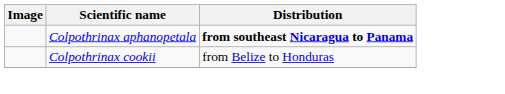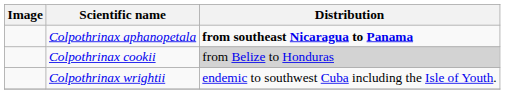(268, 57) no background -> (268, 57) lightgrey background
+ row: (107, 78)
